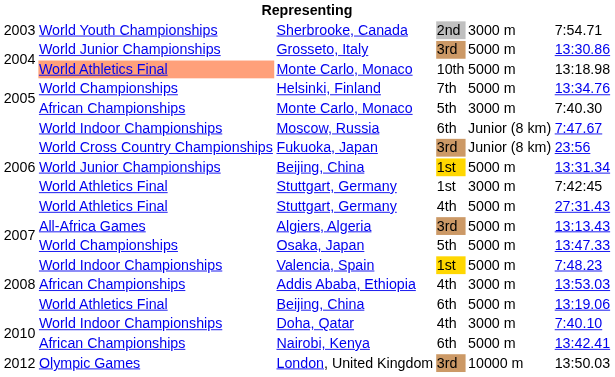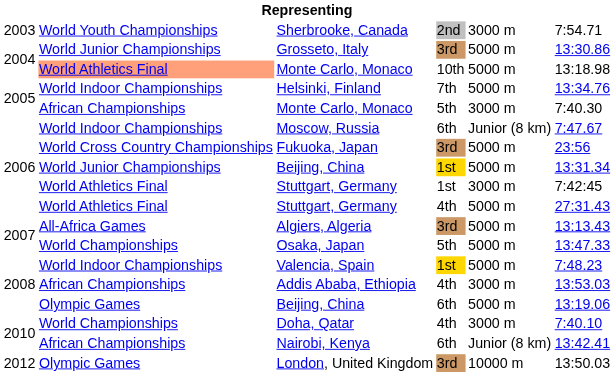(108, 89) World Championships -> (131, 89) World Indoor Championships
(510, 147) Junior (8 km) -> (492, 147) 5000 m
(103, 304) World Athletics Final -> (90, 304) Olympic Games
(131, 324) World Indoor Championships -> (108, 324) World Championships
(492, 343) 5000 m -> (510, 343) Junior (8 km)
